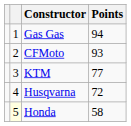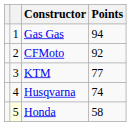(97, 53) 93 -> (97, 53) 92
(97, 92) 72 -> (97, 92) 74
